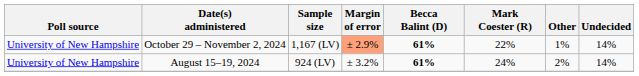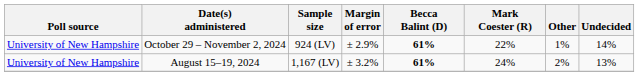(315, 44) 1,167 (LV) -> (315, 44) 924 (LV)
(363, 44) lightsalmon background -> (363, 44) no background
(315, 62) 924 (LV) -> (315, 62) 1,167 (LV)
(606, 62) 14% -> (606, 62) 13%
